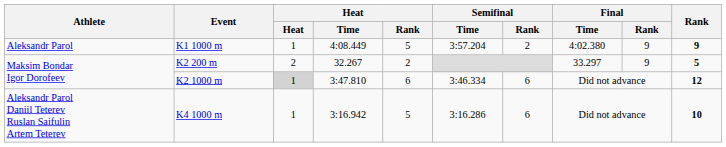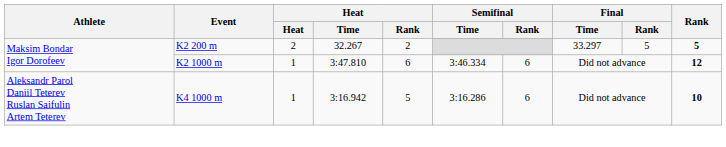- row: (199, 47)
(647, 63) 9 -> (647, 47) 5
(293, 80) lightgrey background -> (293, 63) no background
